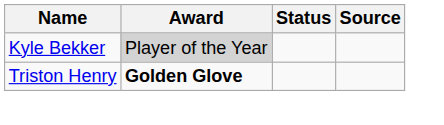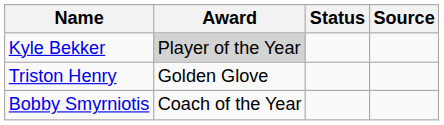(184, 76) bold -> (213, 76) normal
+ row: (79, 104)
